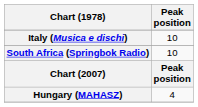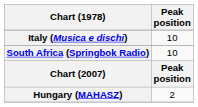(172, 94) 4 -> (172, 94) 2
